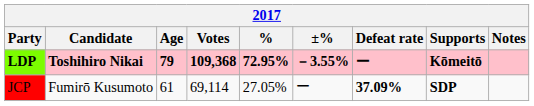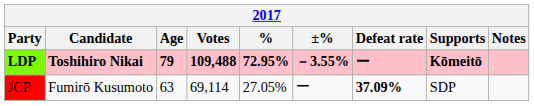(213, 62) 109,368 -> (213, 62) 109,488
(167, 87) 61 -> (167, 87) 63
(443, 87) bold -> (443, 87) normal
